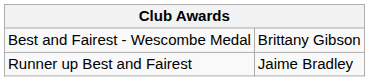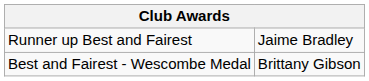rows swapped: (129, 40) <-> (100, 64)
